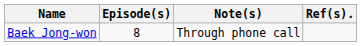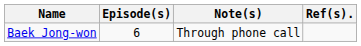(137, 32) 8 -> (137, 32) 6
